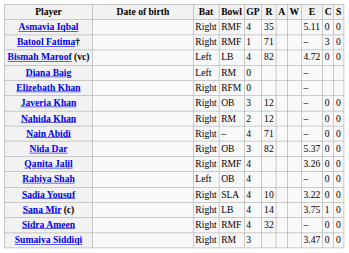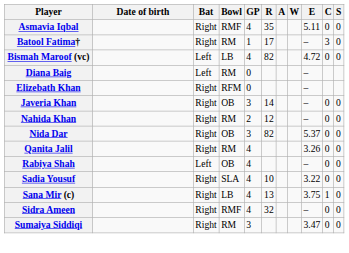(231, 42) RMF -> (229, 42) RM
(269, 42) 71 -> (269, 42) 17
(269, 103) 12 -> (269, 103) 14
- row: (49, 133)
(231, 164) RMF -> (229, 149) RM
(269, 210) 14 -> (269, 194) 13
